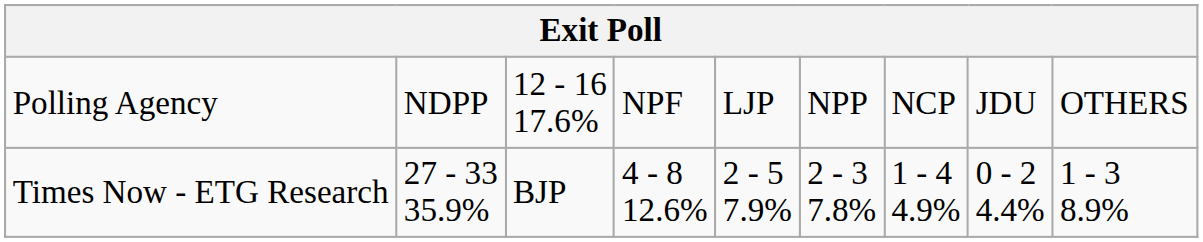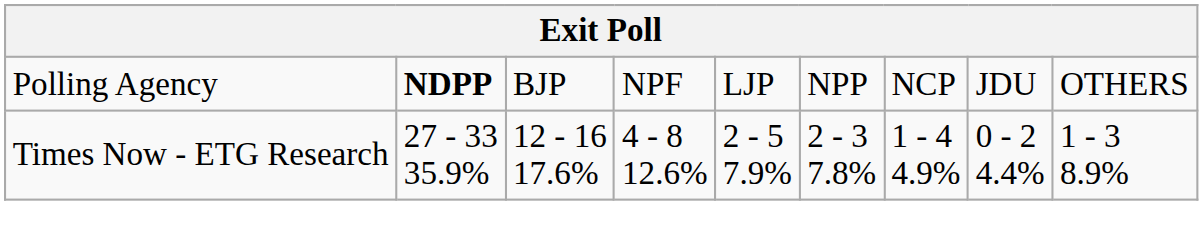(446, 101) normal -> (448, 83) bold
(560, 101) 12 - 16 17.6% -> (540, 83) BJP
(540, 191) BJP -> (560, 154) 12 - 16 17.6%
